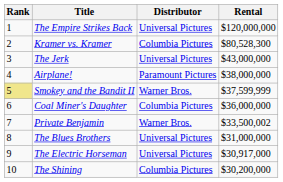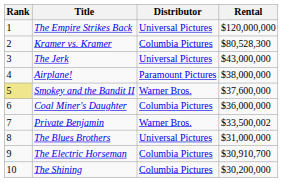(246, 91) $37,599,999 -> (246, 91) $37,600,000
(176, 153) Universal Pictures -> (176, 153) Columbia Pictures
(246, 153) $30,917,000 -> (246, 153) $30,910,700
